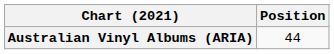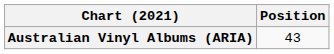(293, 38) 44 -> (293, 38) 43
